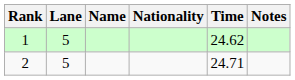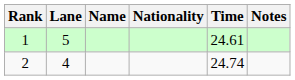(227, 39) 24.62 -> (227, 39) 24.61
(66, 63) 5 -> (66, 63) 4
(227, 63) 24.71 -> (227, 63) 24.74
